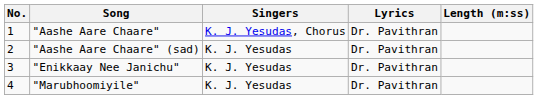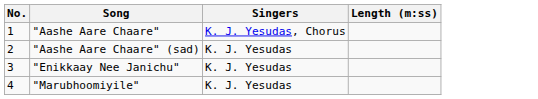- column: (394, 14)
